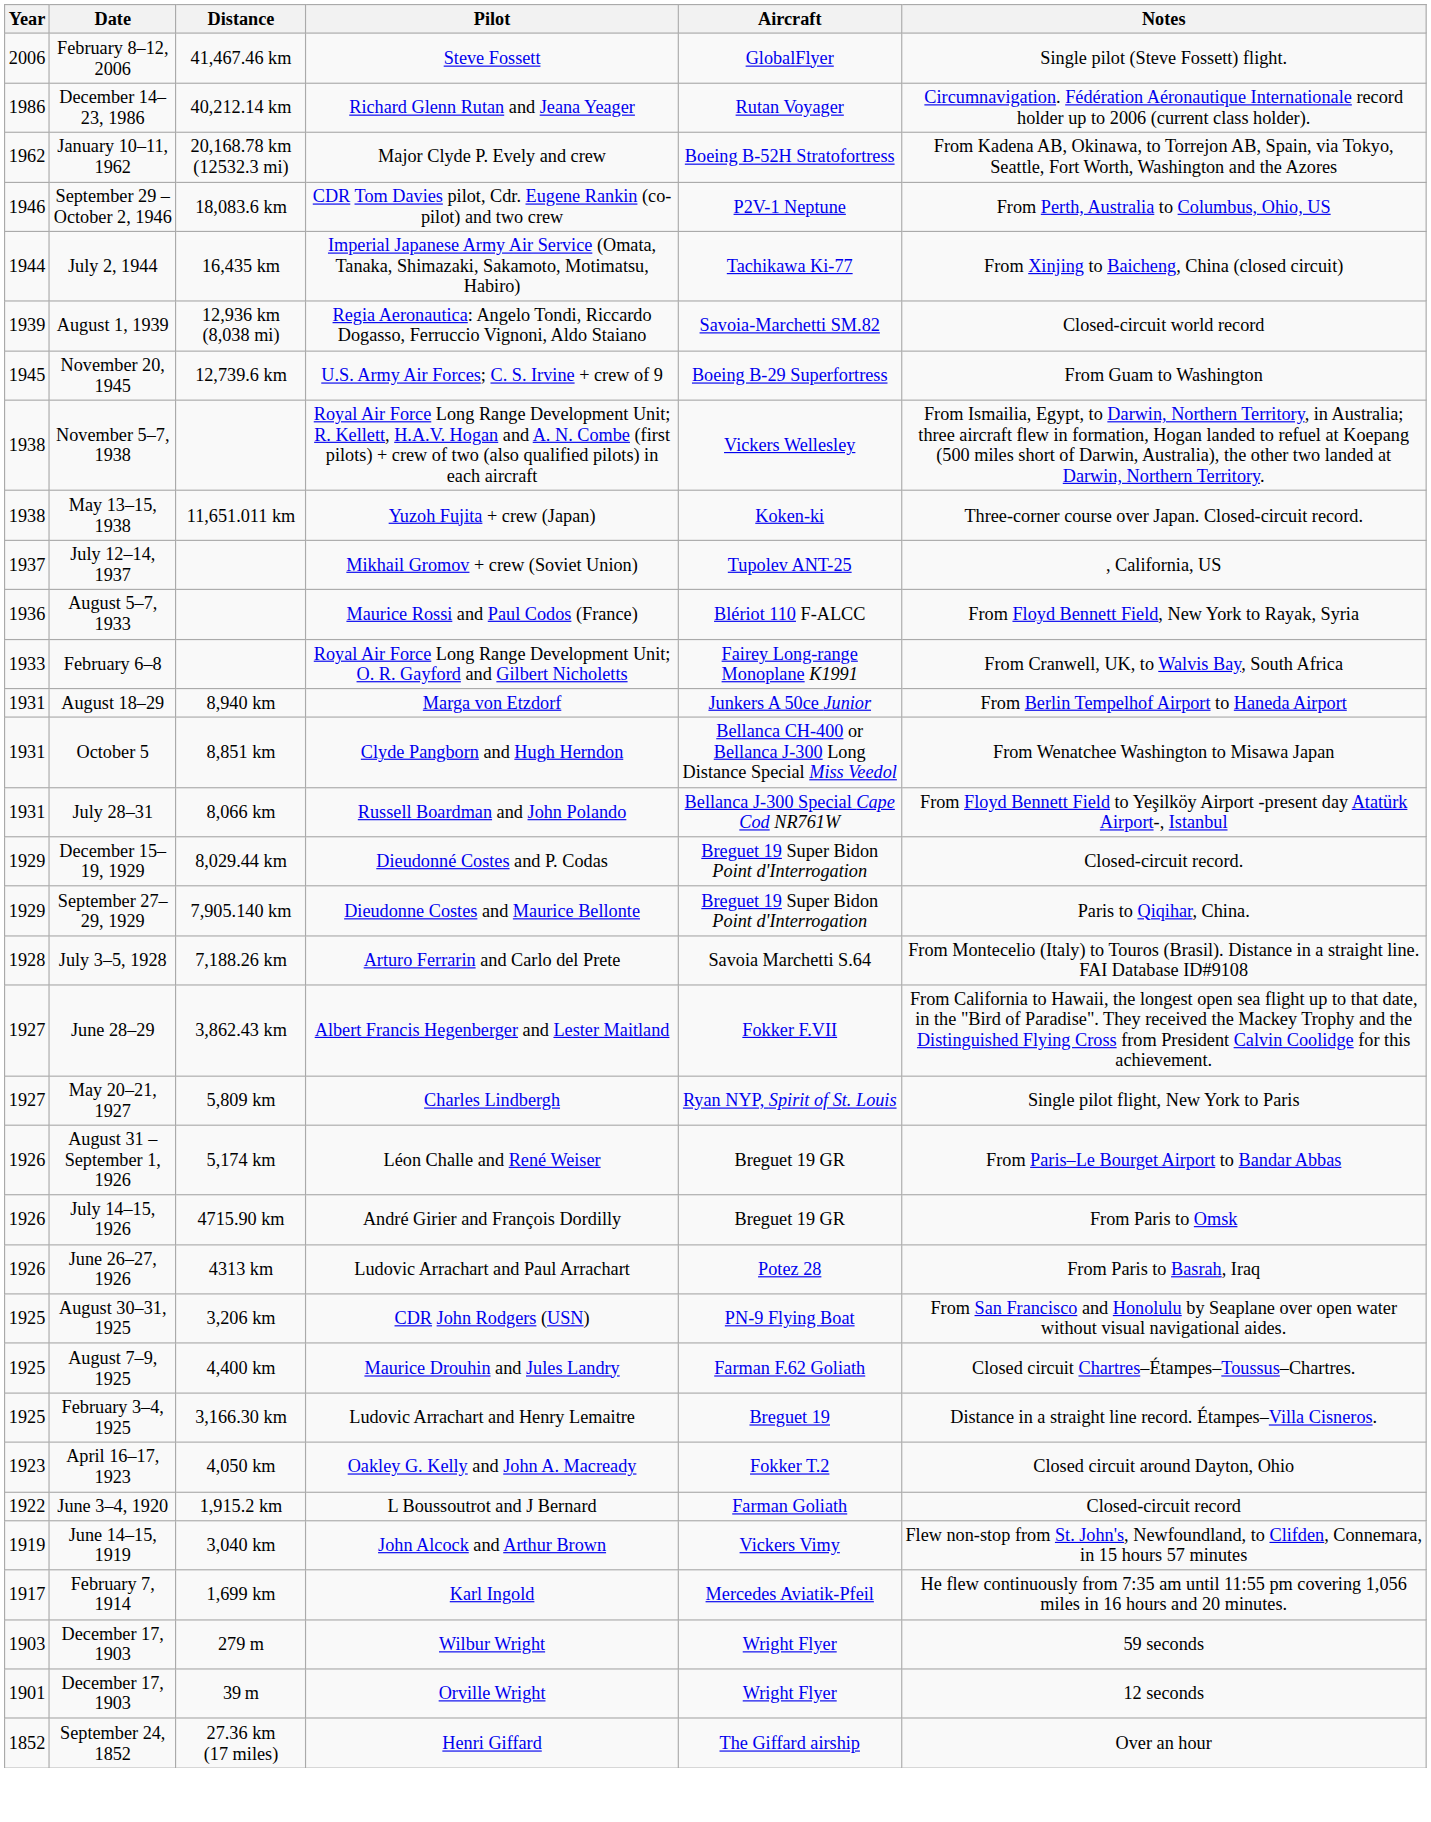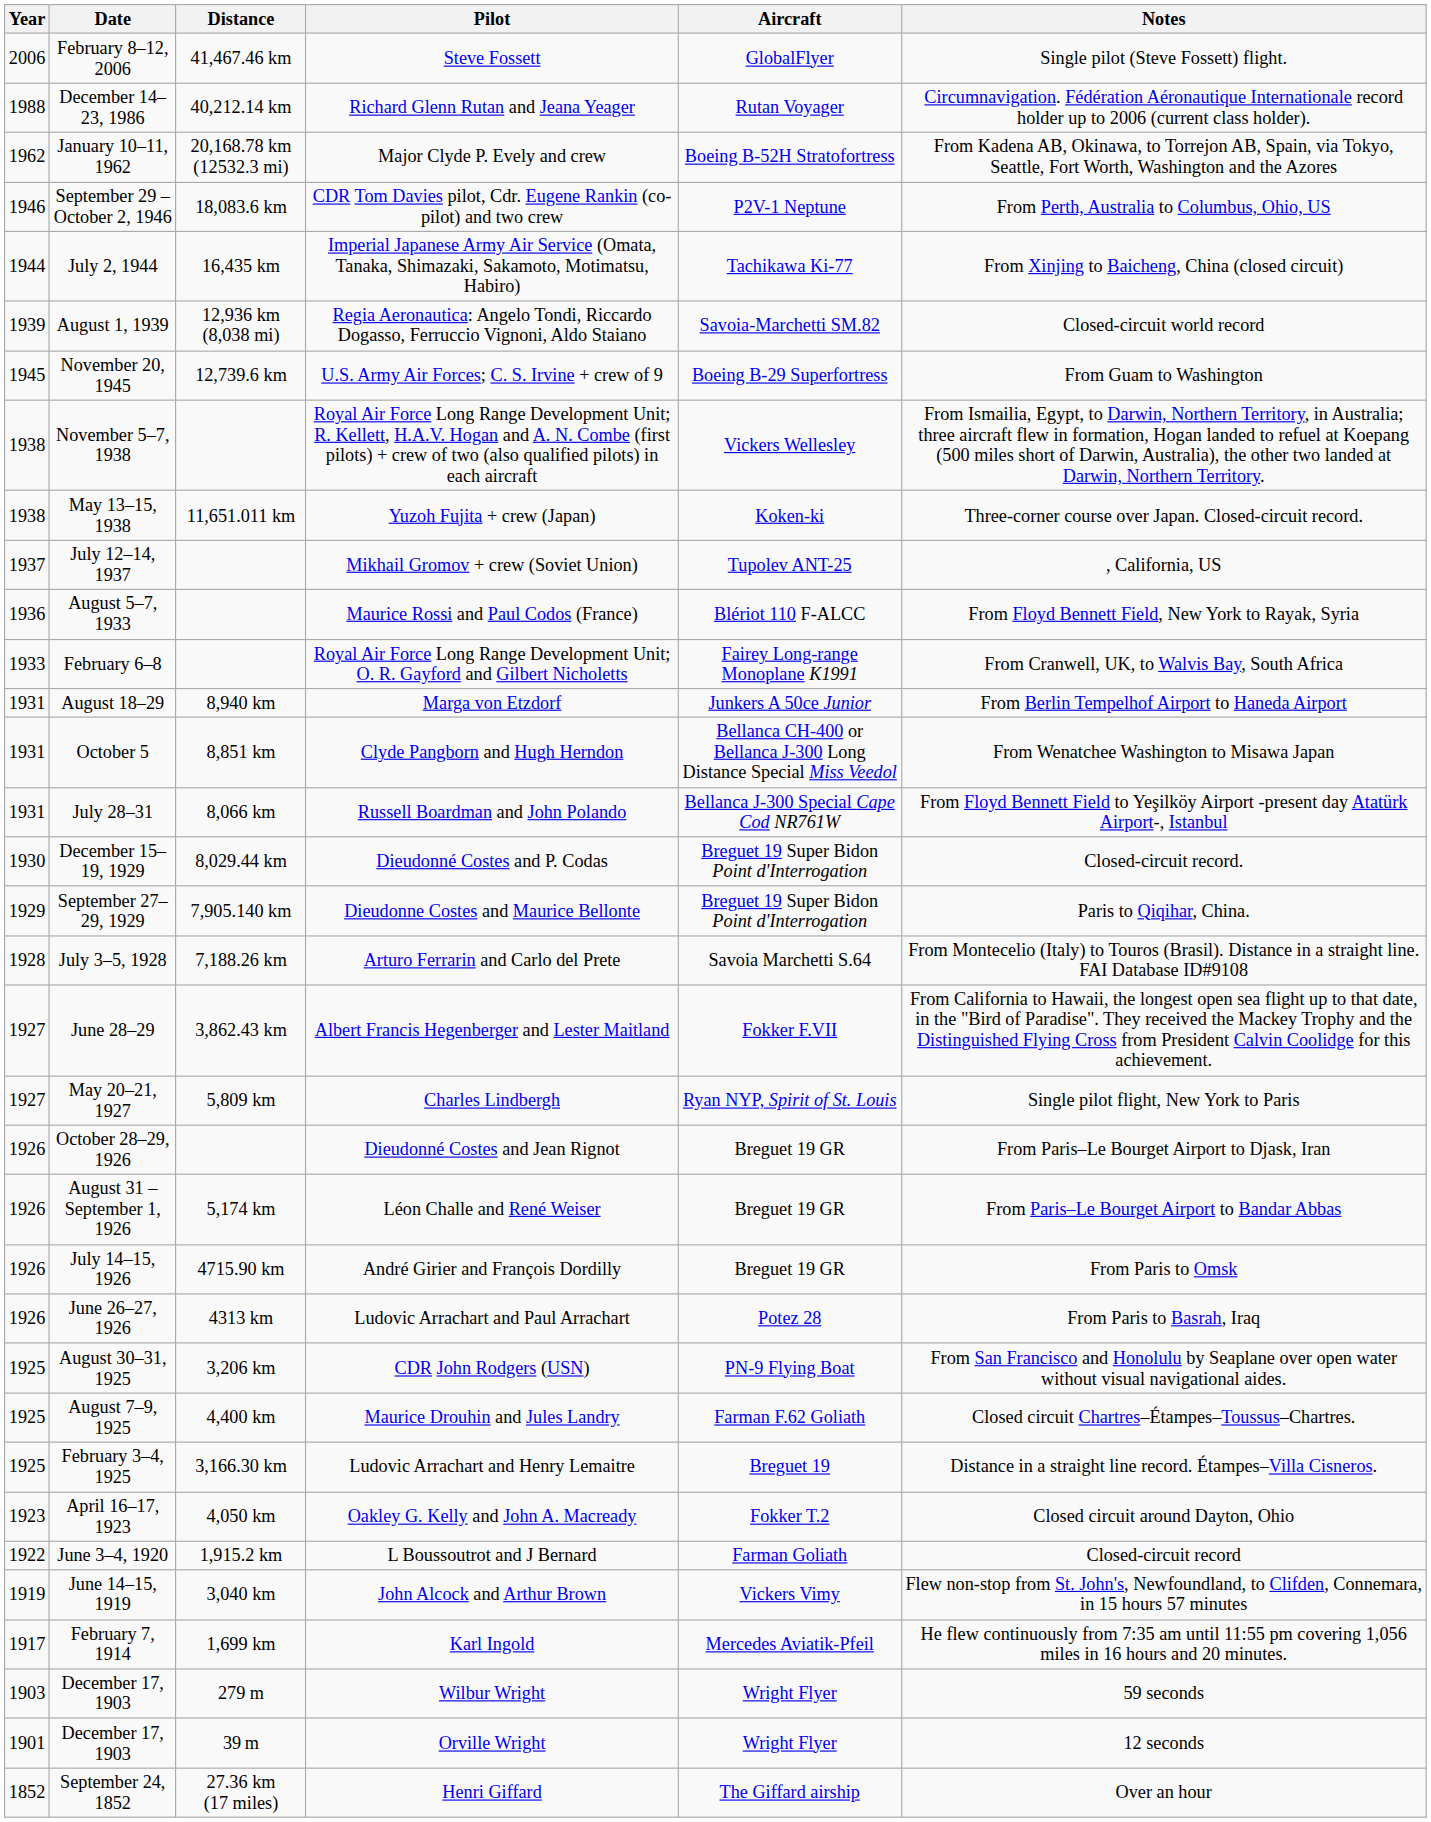(27, 107) 1986 -> (27, 107) 1988
(27, 861) 1929 -> (27, 861) 1930
+ row: (492, 1149)
